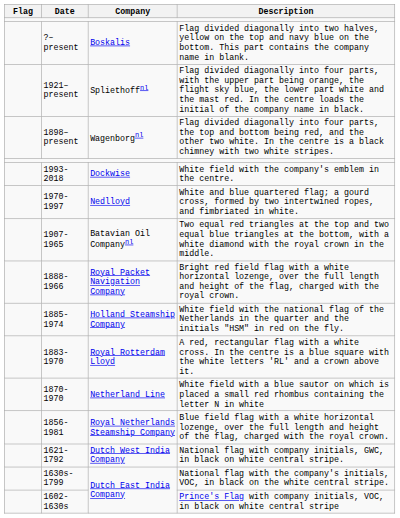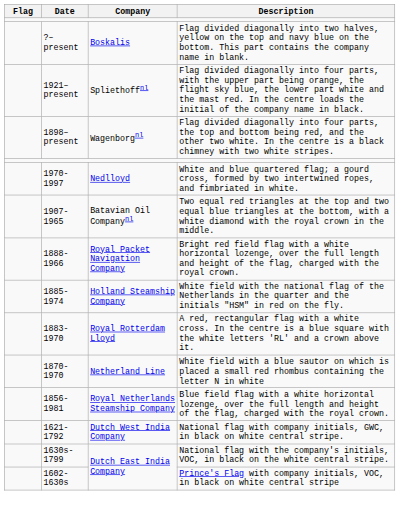- row: (56, 174)
